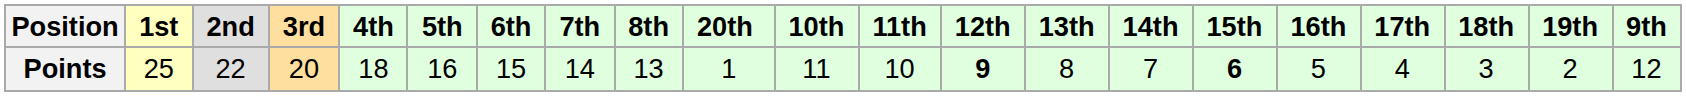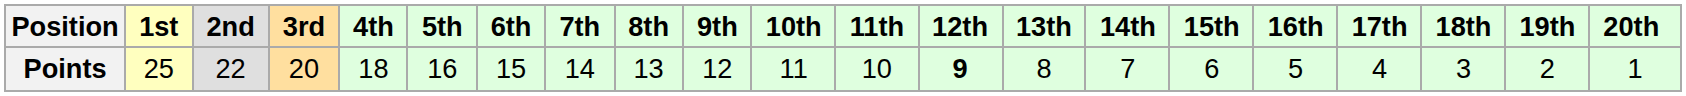columns swapped: (1646, 26) <-> (729, 26)
(1234, 69) bold -> (1212, 69) normal
